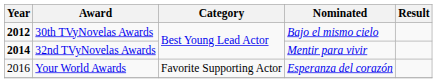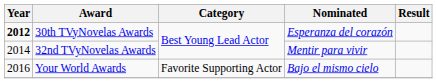(333, 31) Bajo el mismo cielo -> (340, 31) Esperanza del corazón
(19, 50) bold -> (19, 50) normal
(340, 68) Esperanza del corazón -> (333, 68) Bajo el mismo cielo
